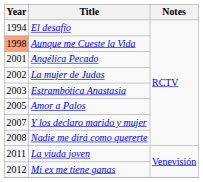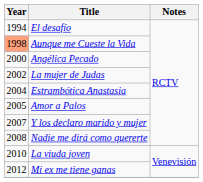(17, 59) 2001 -> (17, 59) 2000
(17, 91) 2003 -> (17, 91) 2004
(16, 153) 2011 -> (17, 153) 2010
